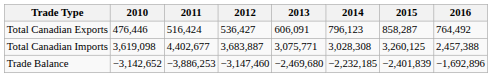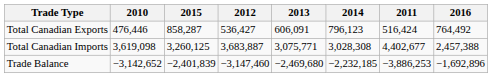columns swapped: (191, 13) <-> (407, 13)
